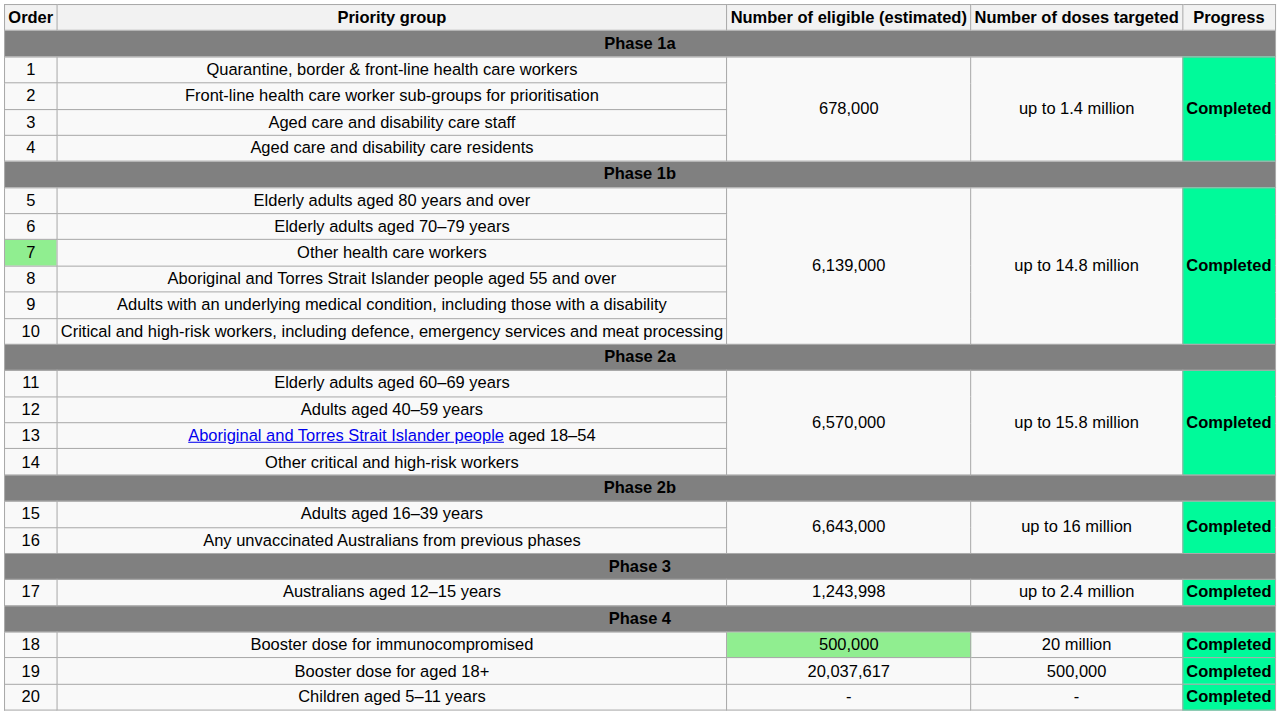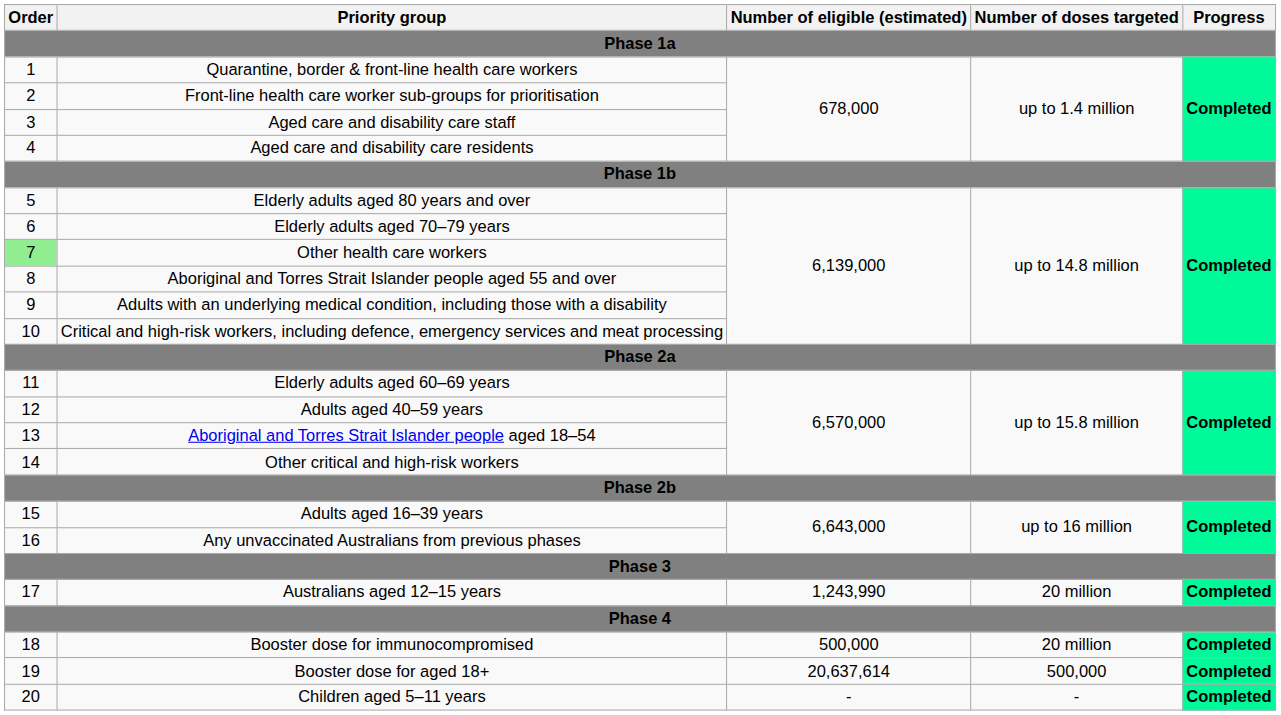(849, 592) 1,243,998 -> (849, 592) 1,243,990
(1077, 592) up to 2.4 million -> (1077, 592) 20 million
(849, 644) lightgreen background -> (849, 644) no background
(849, 670) 20,037,617 -> (849, 670) 20,637,614
